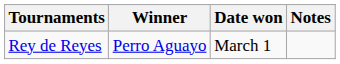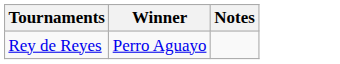- column: (248, 17)
